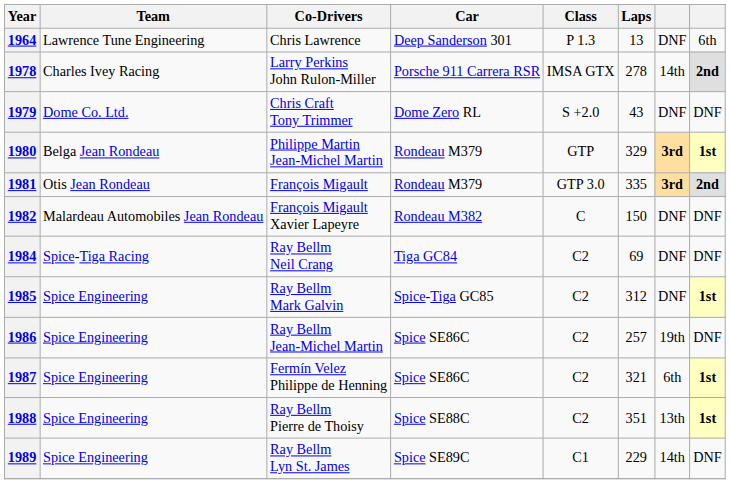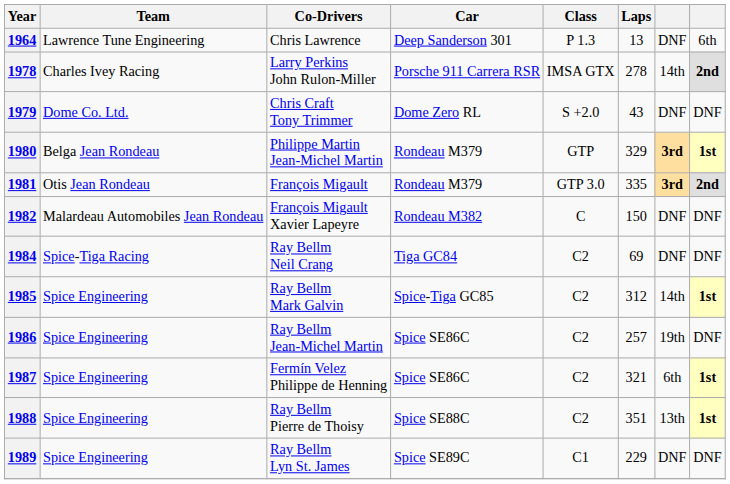(672, 297) DNF -> (672, 297) 14th
(672, 458) 14th -> (672, 458) DNF
